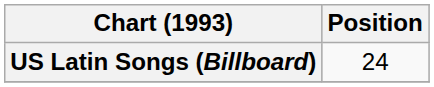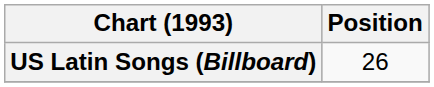(375, 61) 24 -> (375, 61) 26
